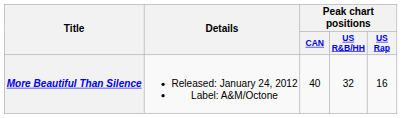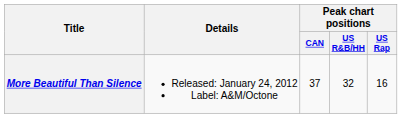(315, 84) 40 -> (315, 84) 37
